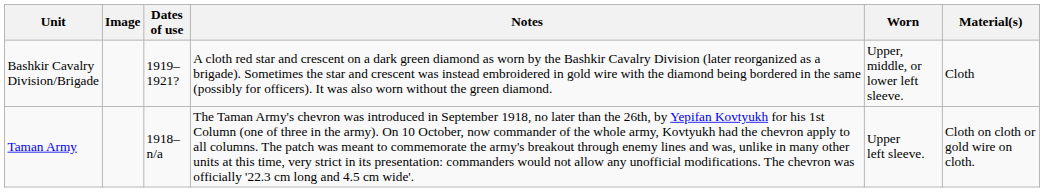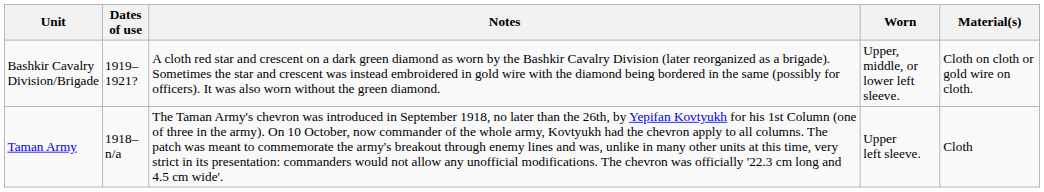- column: (123, 22)
(960, 73) Cloth -> (988, 73) Cloth on cloth or gold wire on cloth.
(990, 146) Cloth on cloth or gold wire on cloth. -> (958, 146) Cloth
